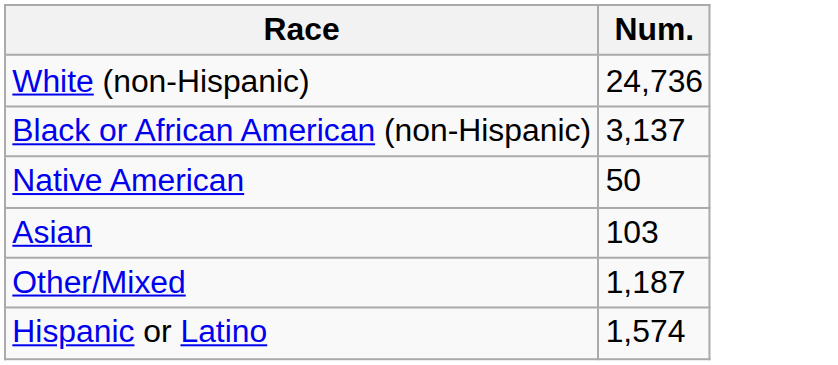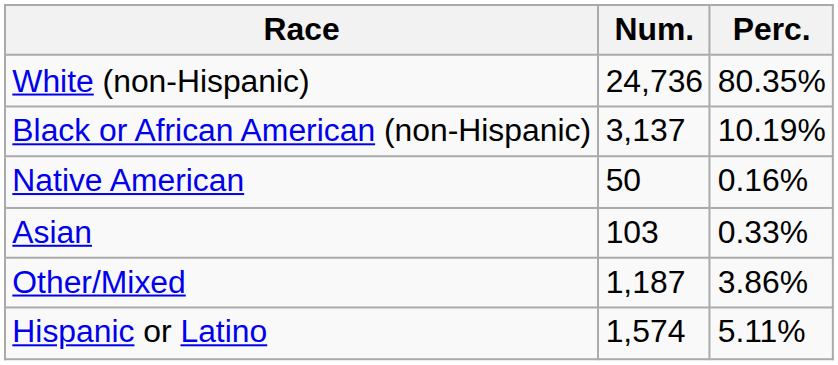+ column: (772, 29)
